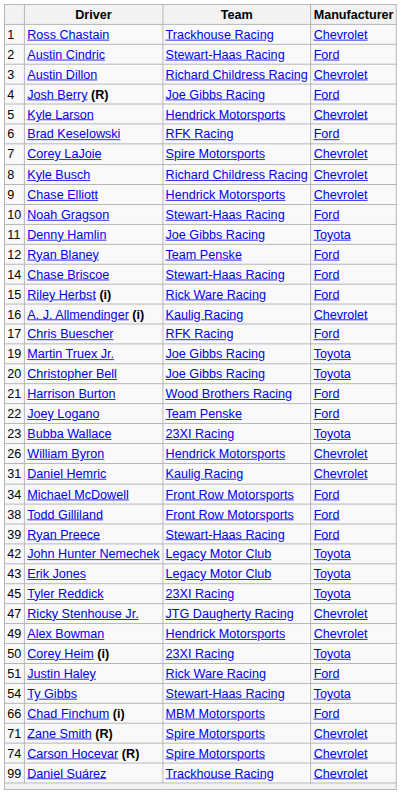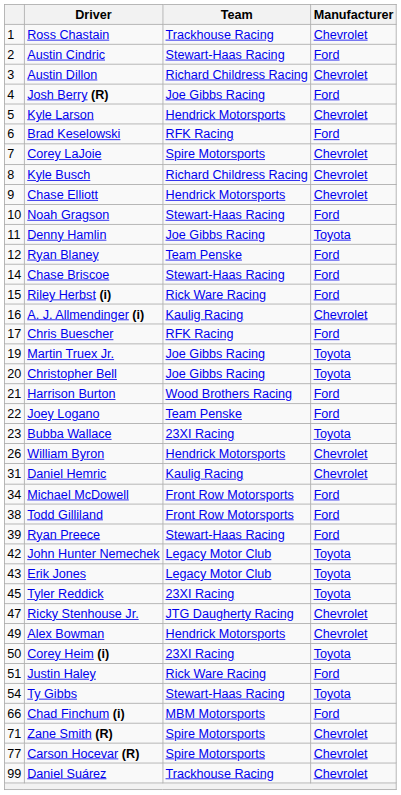(14, 754) 74 -> (14, 754) 77
